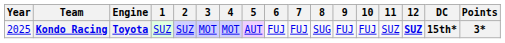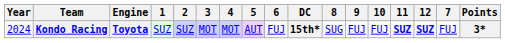columns swapped: (299, 13) <-> (442, 13)
(19, 29) 2025 -> (19, 29) 2024
(390, 29) normal -> (402, 29) bold
